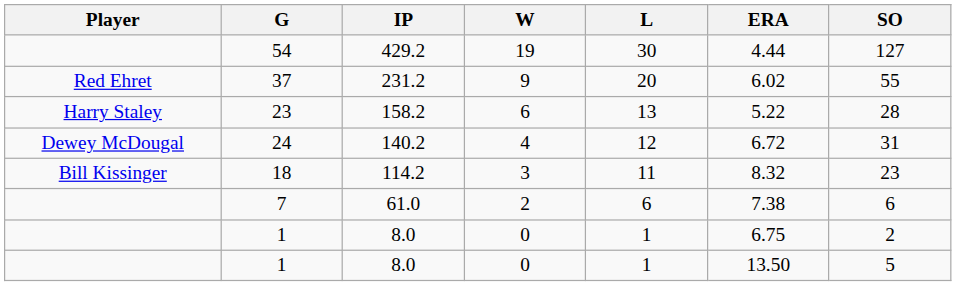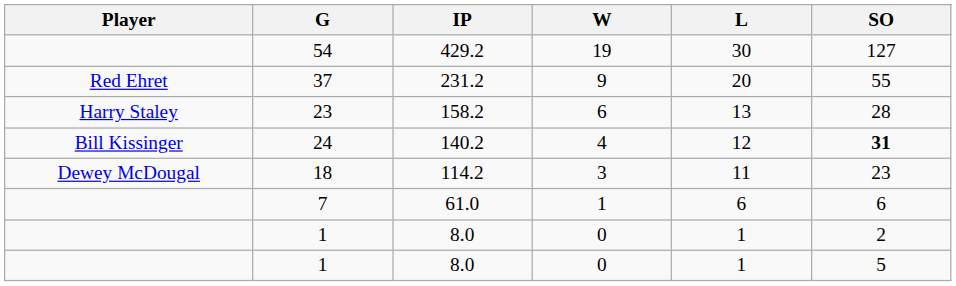- column: (768, 19)
(113, 142) Dewey McDougal -> (129, 142) Bill Kissinger
(890, 142) normal -> (881, 142) bold
(113, 173) Bill Kissinger -> (129, 173) Dewey McDougal
(525, 204) 2 -> (602, 204) 1
